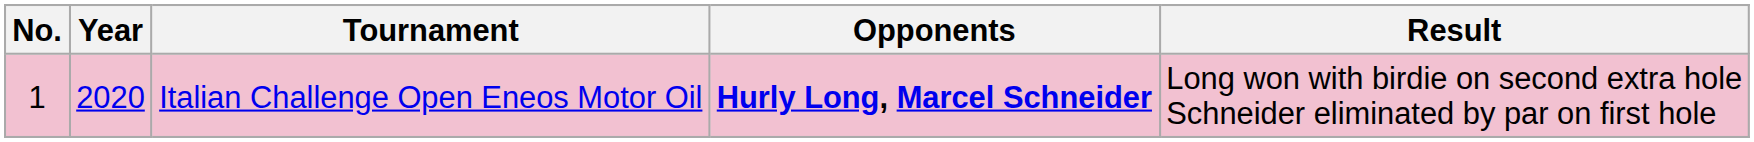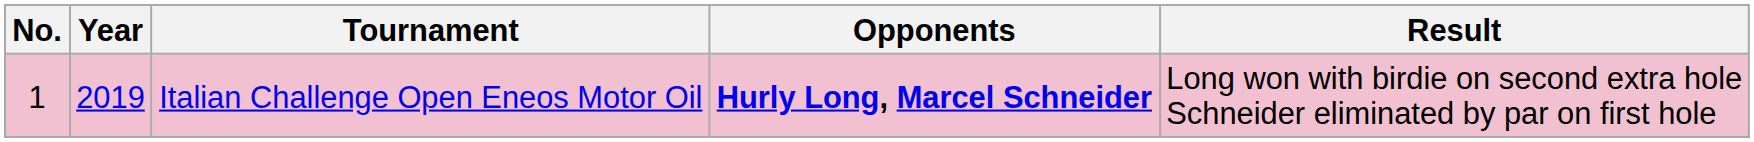(110, 96) 2020 -> (110, 96) 2019
